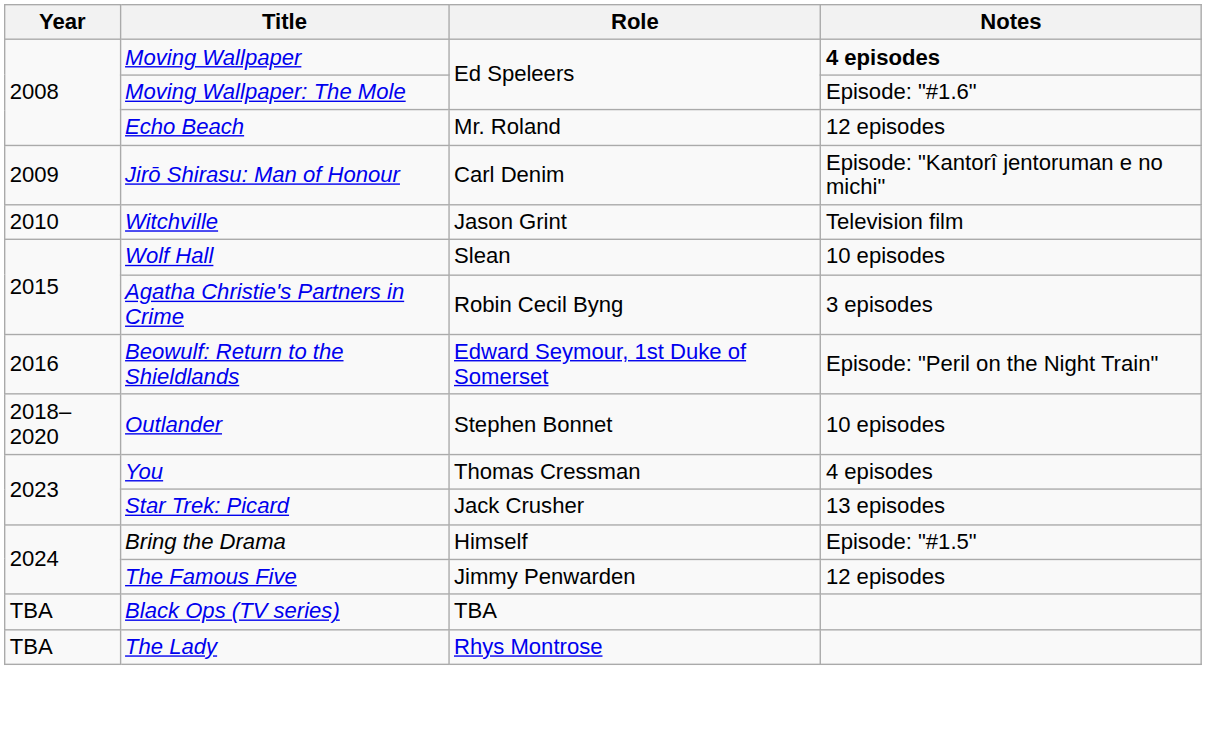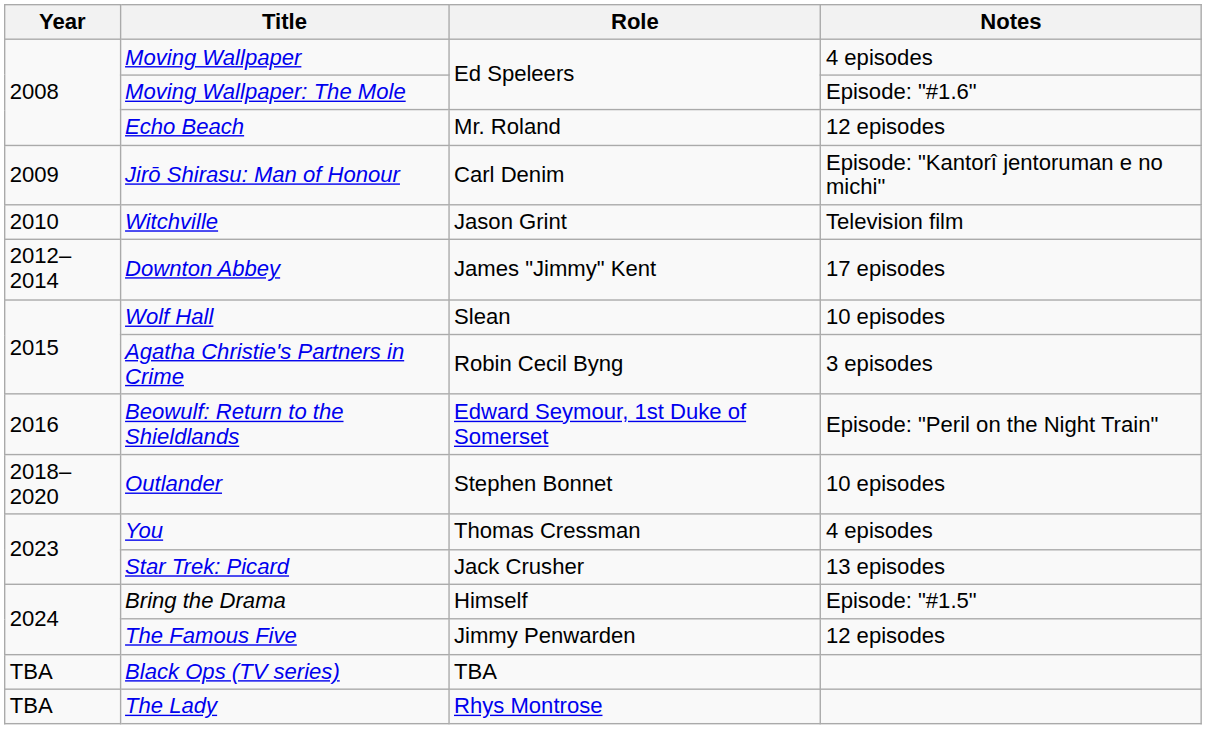(883, 57) bold -> (879, 57) normal
+ row: (203, 269)
